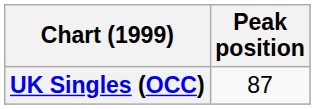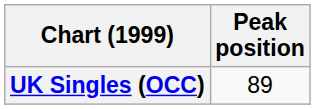(260, 85) 87 -> (260, 85) 89
